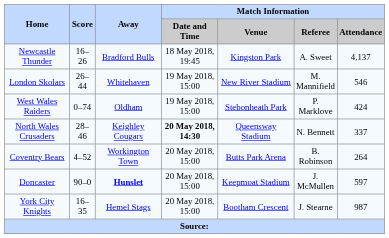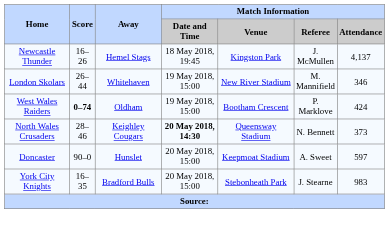(128, 56) Bradford Bulls -> (128, 56) Hemel Stags
(315, 56) A. Sweet -> (315, 56) J. McMullen
(361, 81) 546 -> (361, 81) 346
(82, 106) normal -> (82, 106) bold
(256, 106) Stebonheath Park -> (256, 106) Bootham Crescent
(361, 131) 337 -> (361, 131) 373
- row: (37, 156)
(128, 181) bold -> (128, 156) normal
(315, 181) J. McMullen -> (315, 156) A. Sweet
(128, 206) Hemel Stags -> (128, 181) Bradford Bulls
(256, 206) Bootham Crescent -> (256, 181) Stebonheath Park
(361, 206) 987 -> (361, 181) 983
